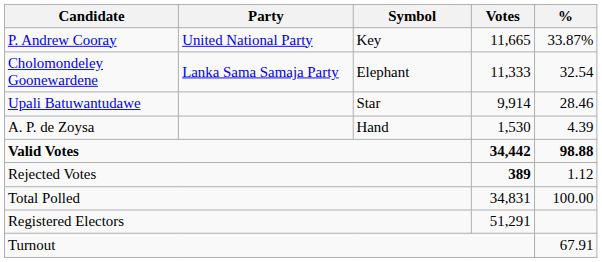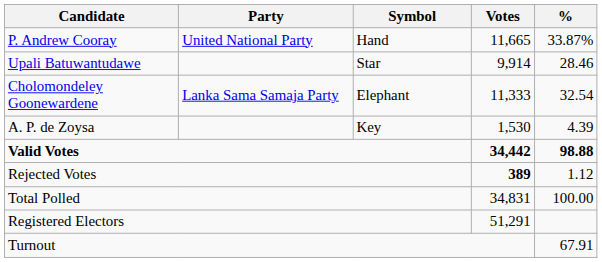(369, 39) Key -> (373, 39) Hand
rows swapped: (55, 71) <-> (74, 103)
(373, 127) Hand -> (369, 127) Key
